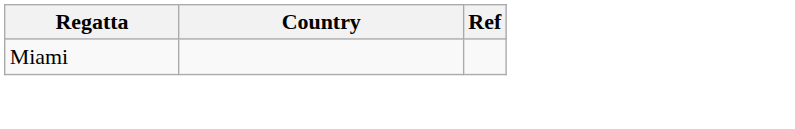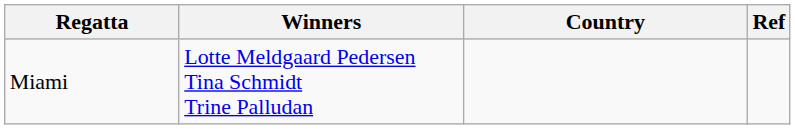+ column: (321, 21)
